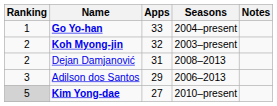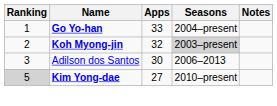(206, 45) no background -> (206, 45) lightgrey background
- row: (93, 61)
(157, 77) 29 -> (157, 61) 30
